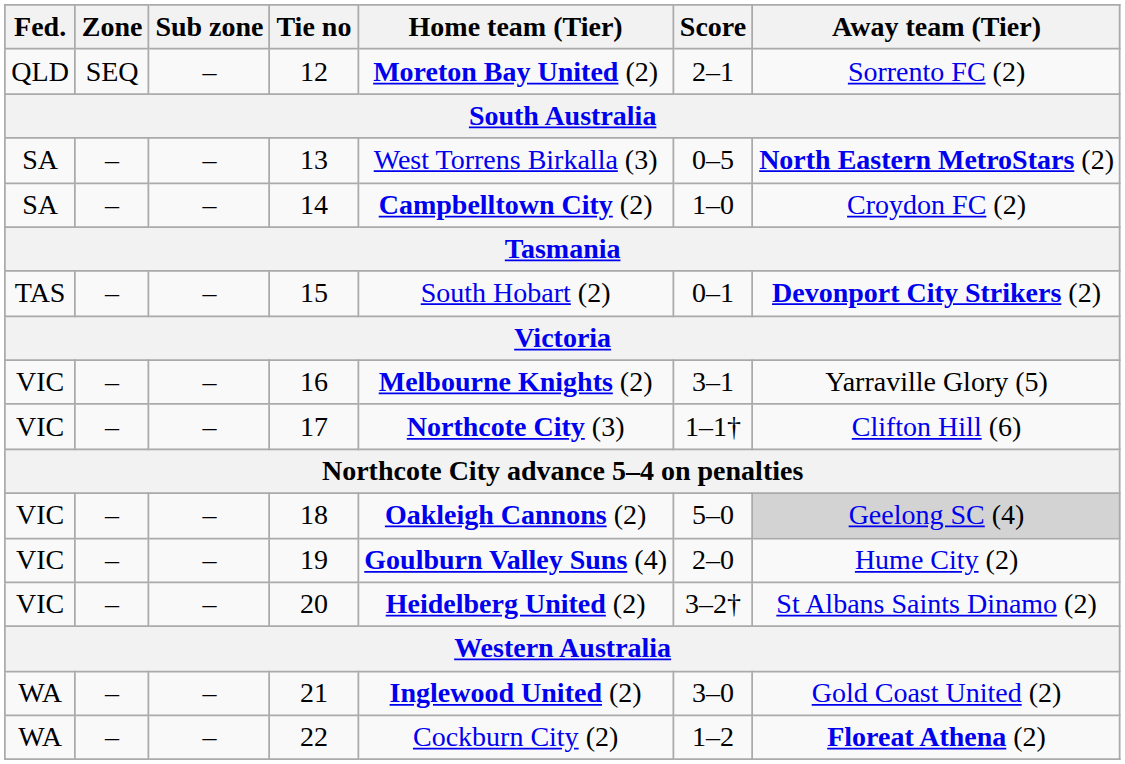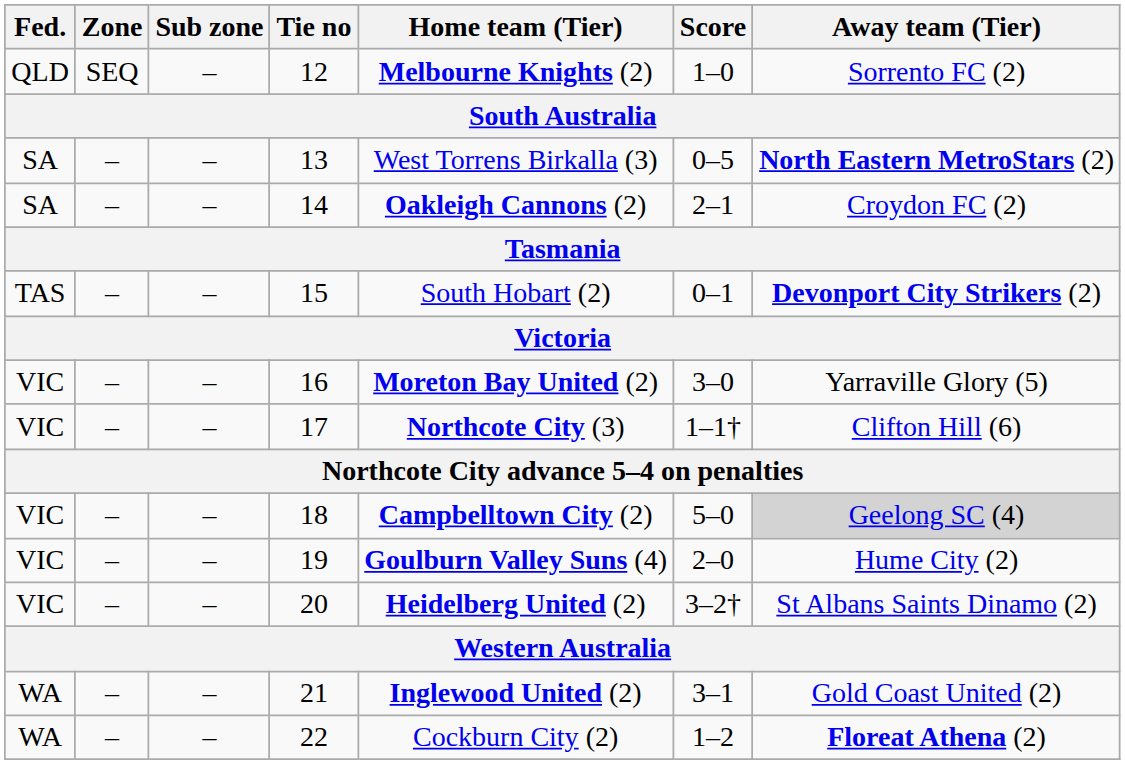(516, 71) Moreton Bay United (2) -> (516, 71) Melbourne Knights (2)
(713, 71) 2–1 -> (713, 71) 1–0
(516, 204) Campbelltown City (2) -> (516, 204) Oakleigh Cannons (2)
(713, 204) 1–0 -> (713, 204) 2–1
(516, 381) Melbourne Knights (2) -> (516, 381) Moreton Bay United (2)
(713, 381) 3–1 -> (713, 381) 3–0
(516, 515) Oakleigh Cannons (2) -> (516, 515) Campbelltown City (2)
(713, 692) 3–0 -> (713, 692) 3–1
